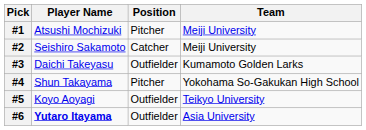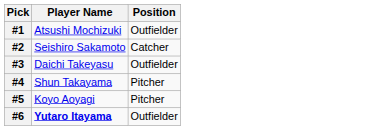- column: (271, 13)
(148, 30) Pitcher -> (154, 30) Outfielder
(154, 99) Outfielder -> (148, 99) Pitcher
